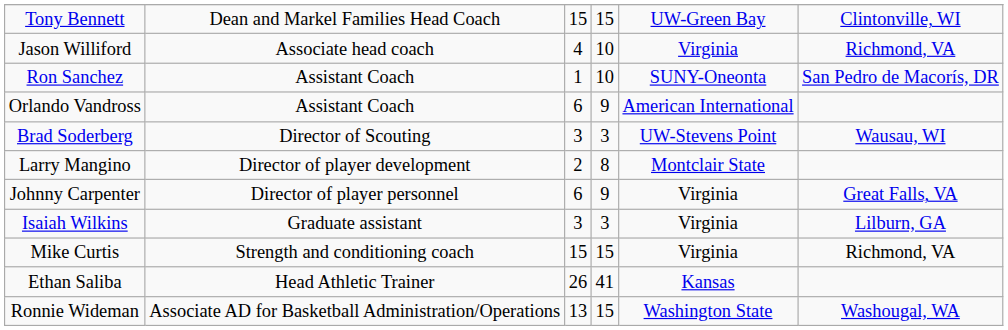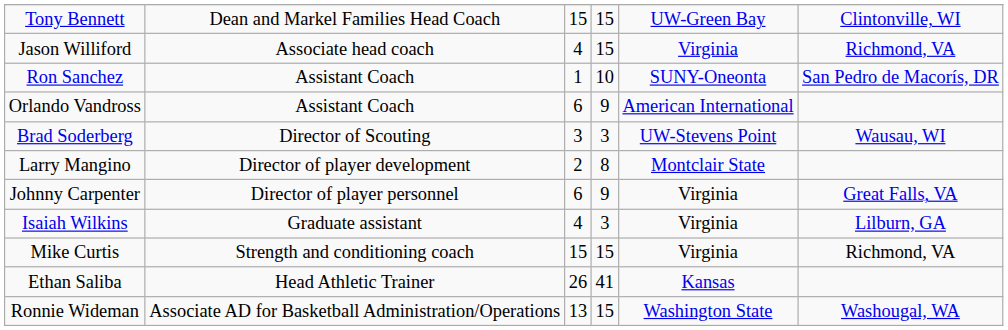(605, 48) 10 -> (605, 48) 15
(578, 223) 3 -> (578, 223) 4
